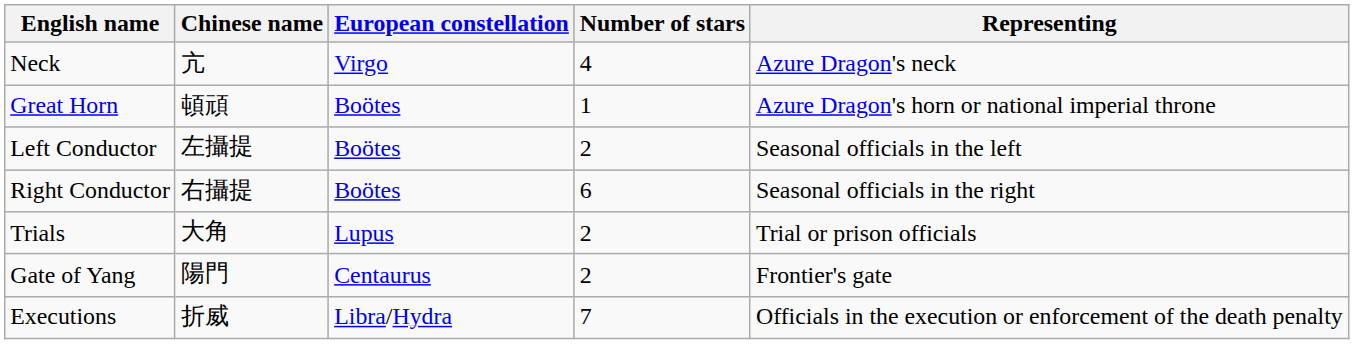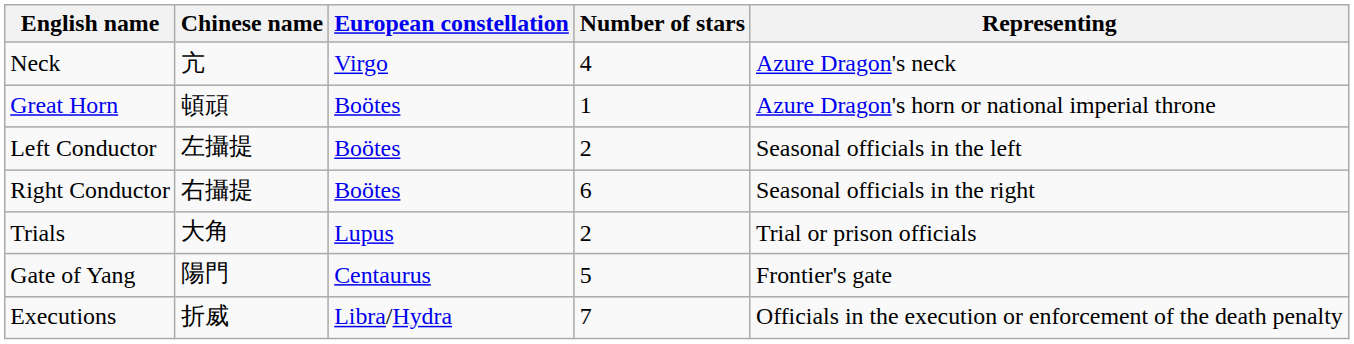(586, 274) 2 -> (586, 274) 5
